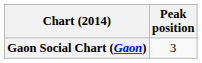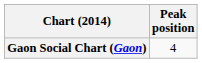(173, 48) 3 -> (173, 48) 4
